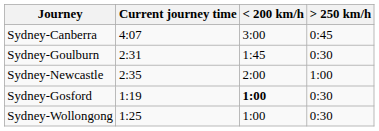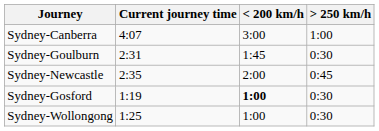(321, 34) 0:45 -> (321, 34) 1:00
(321, 75) 1:00 -> (321, 75) 0:45
